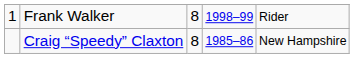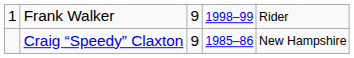(195, 16) 8 -> (195, 16) 9
(195, 41) 8 -> (195, 41) 9
